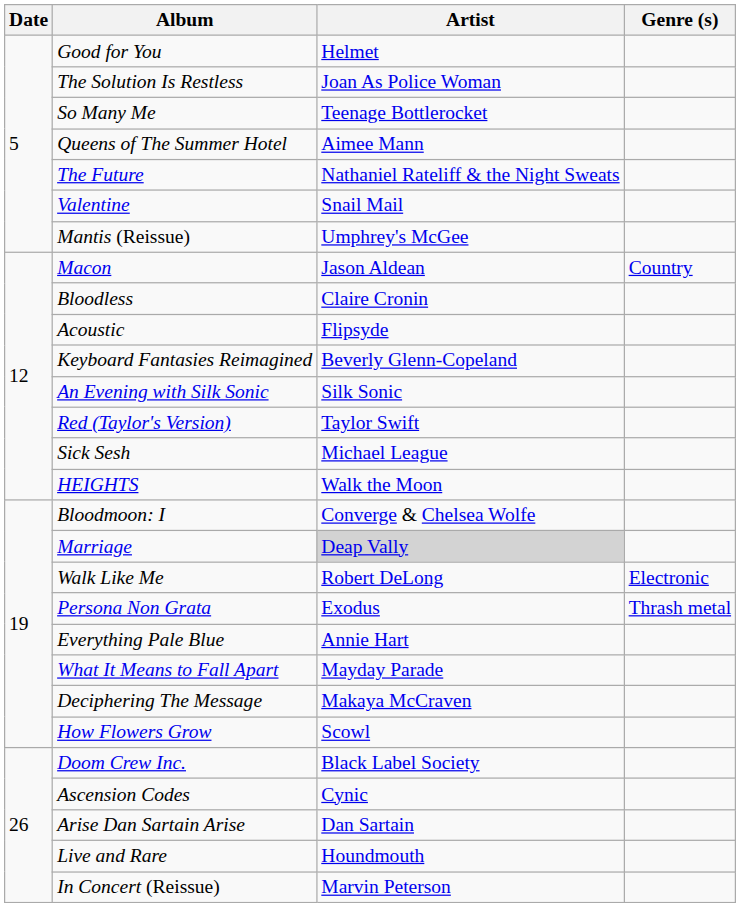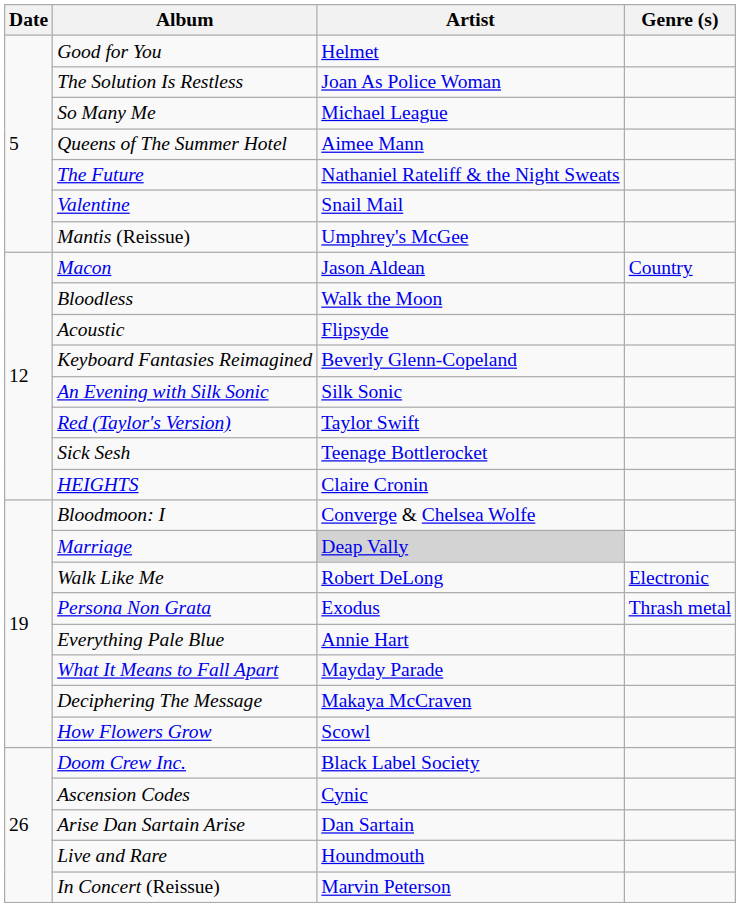(404, 112) Teenage Bottlerocket -> (384, 112) Michael League
(375, 298) Claire Cronin -> (382, 298) Walk the Moon
(384, 453) Michael League -> (404, 453) Teenage Bottlerocket
(382, 484) Walk the Moon -> (375, 484) Claire Cronin
